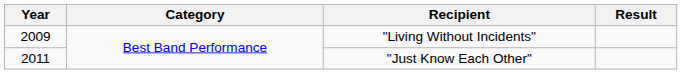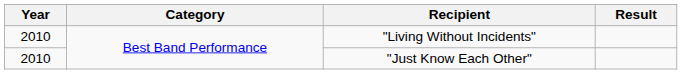(36, 36) 2009 -> (36, 36) 2010
(36, 58) 2011 -> (36, 58) 2010
